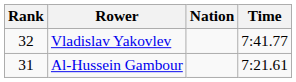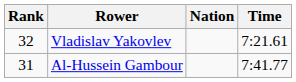(265, 41) 7:41.77 -> (265, 41) 7:21.61
(265, 65) 7:21.61 -> (265, 65) 7:41.77
